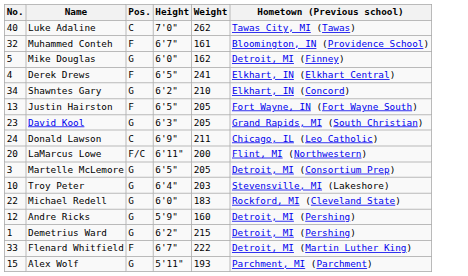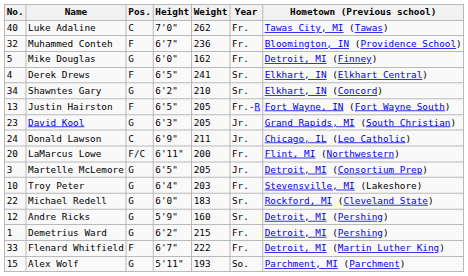+ column: (246, 12)
(202, 43) 161 -> (202, 43) 236
